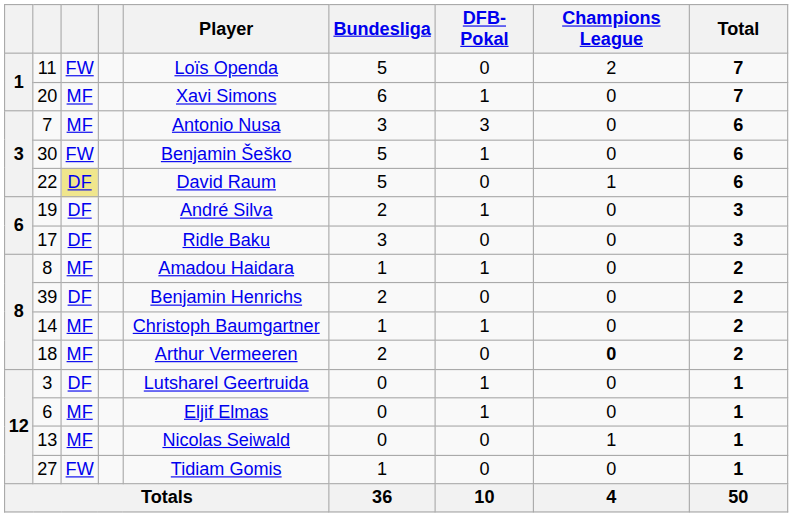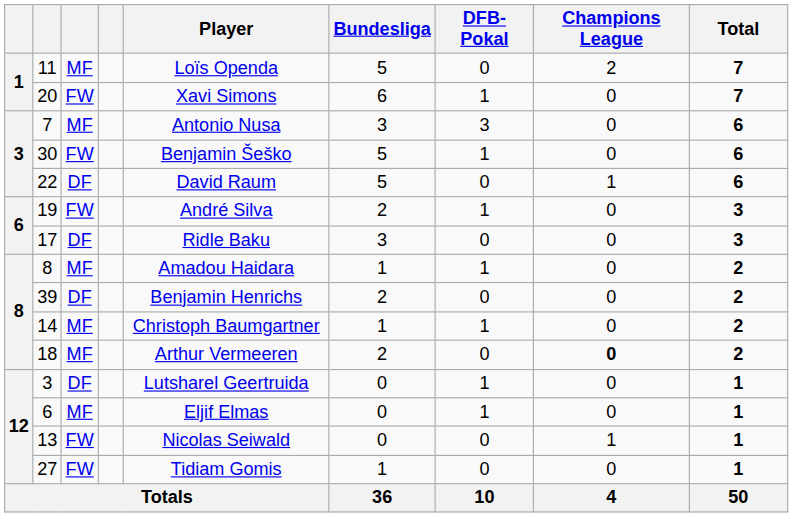(80, 67) FW -> (80, 67) MF
(80, 96) MF -> (80, 96) FW
(80, 182) khaki background -> (80, 182) no background
(80, 211) DF -> (80, 211) FW
(80, 440) MF -> (80, 440) FW
